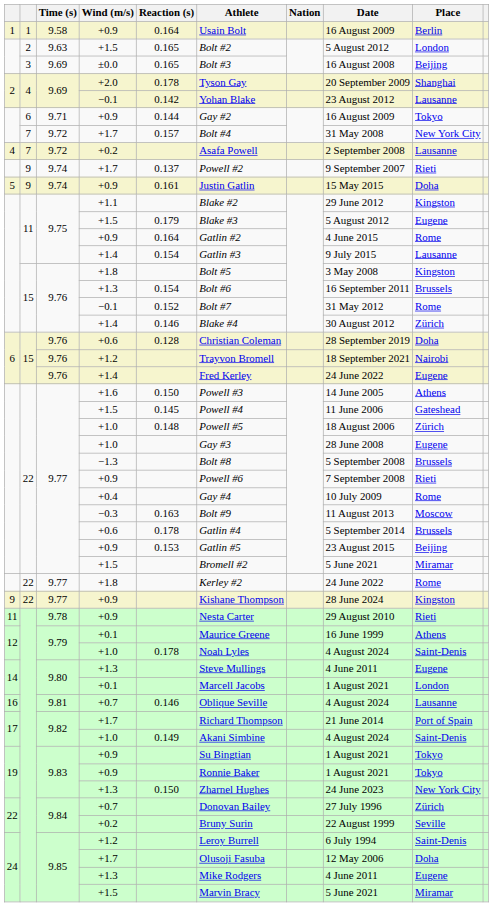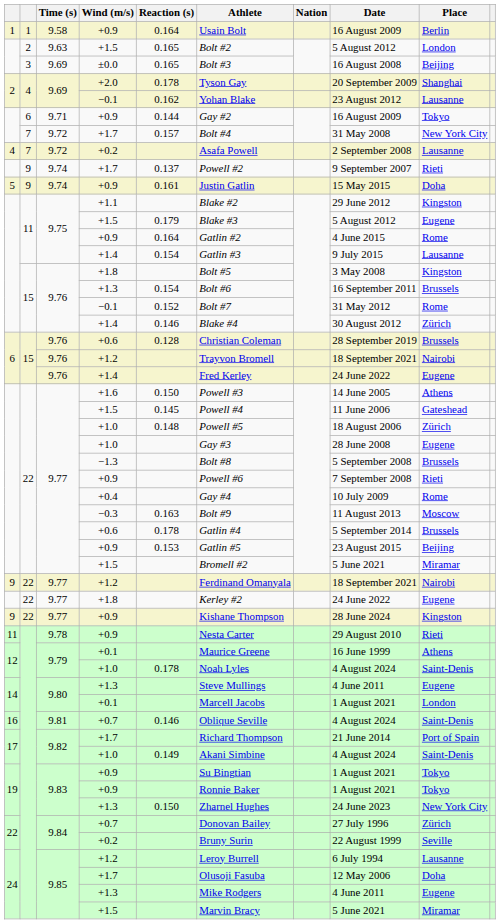(167, 99) 0.142 -> (167, 99) 0.162
(427, 340) Doha -> (440, 340) Brussels
+ row: (58, 582)
(428, 582) Rome -> (438, 599) Eugene
(436, 703) Lausanne -> (448, 720) Saint-Denis
(441, 841) Saint-Denis -> (443, 858) Lausanne
